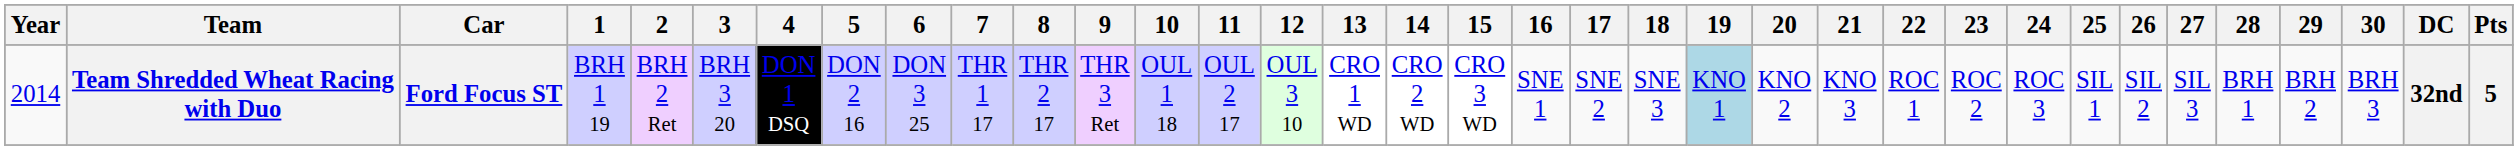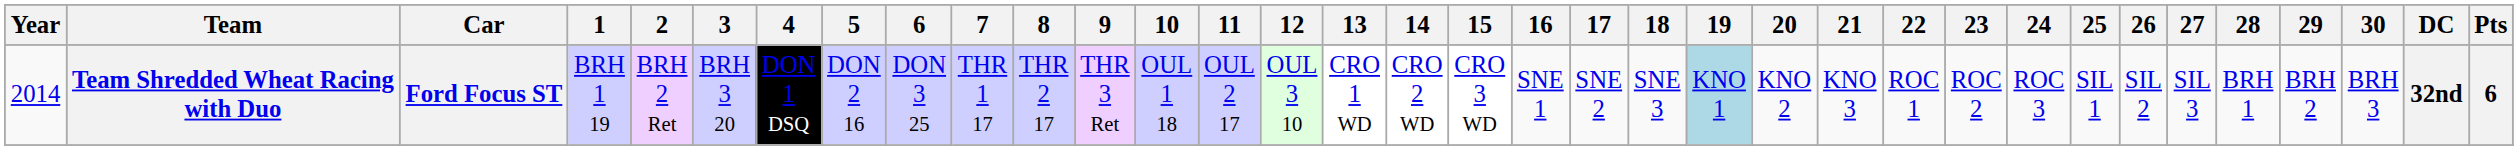(2491, 94) 5 -> (2491, 94) 6
